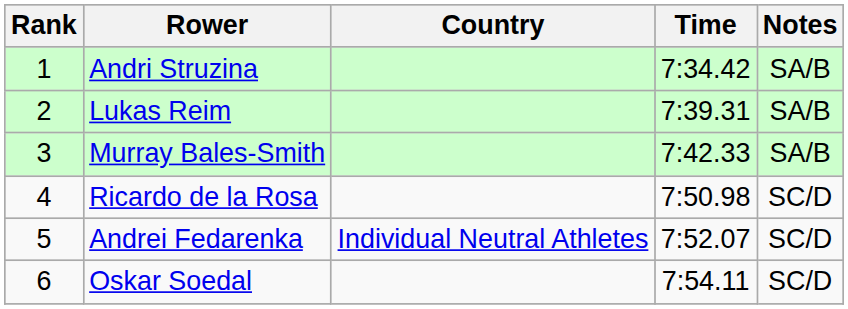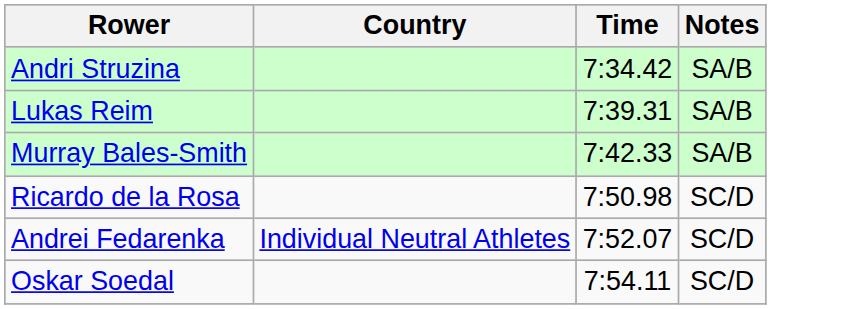- column: (44, 25)
